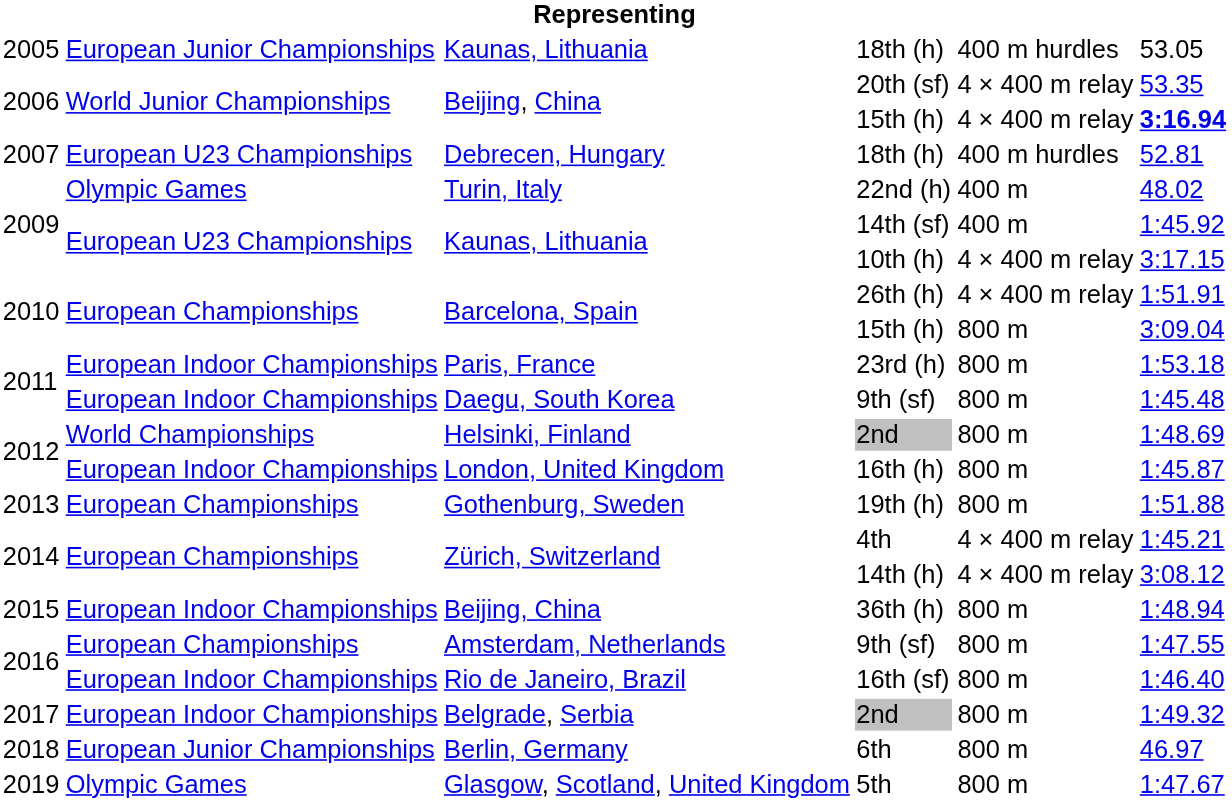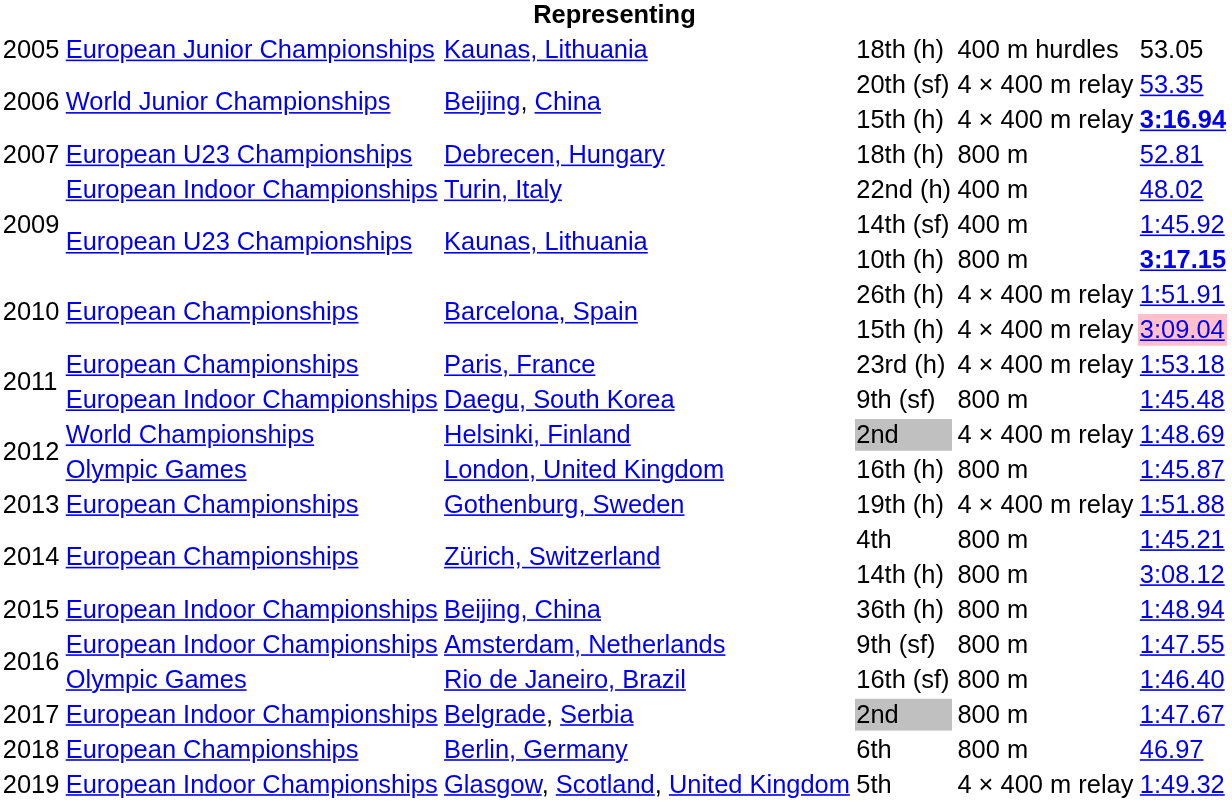(1038, 154) 400 m hurdles -> (993, 154) 800 m
(156, 189) Olympic Games -> (252, 189) European Indoor Championships
(1045, 259) 4 × 400 m relay -> (993, 259) 800 m
(1182, 259) normal -> (1183, 259) bold
(993, 329) 800 m -> (1045, 329) 4 × 400 m relay
(1182, 329) no background -> (1182, 329) pink background
(252, 364) European Indoor Championships -> (212, 364) European Championships
(993, 364) 800 m -> (1045, 364) 4 × 400 m relay
(993, 434) 800 m -> (1045, 434) 4 × 400 m relay
(252, 469) European Indoor Championships -> (156, 469) Olympic Games
(993, 504) 800 m -> (1045, 504) 4 × 400 m relay
(1045, 539) 4 × 400 m relay -> (993, 539) 800 m
(1045, 574) 4 × 400 m relay -> (993, 574) 800 m
(212, 644) European Championships -> (252, 644) European Indoor Championships
(252, 679) European Indoor Championships -> (156, 679) Olympic Games
(1182, 714) 1:49.32 -> (1182, 714) 1:47.67
(250, 749) European Junior Championships -> (212, 749) European Championships
(156, 784) Olympic Games -> (252, 784) European Indoor Championships
(993, 784) 800 m -> (1045, 784) 4 × 400 m relay
(1182, 784) 1:47.67 -> (1182, 784) 1:49.32
